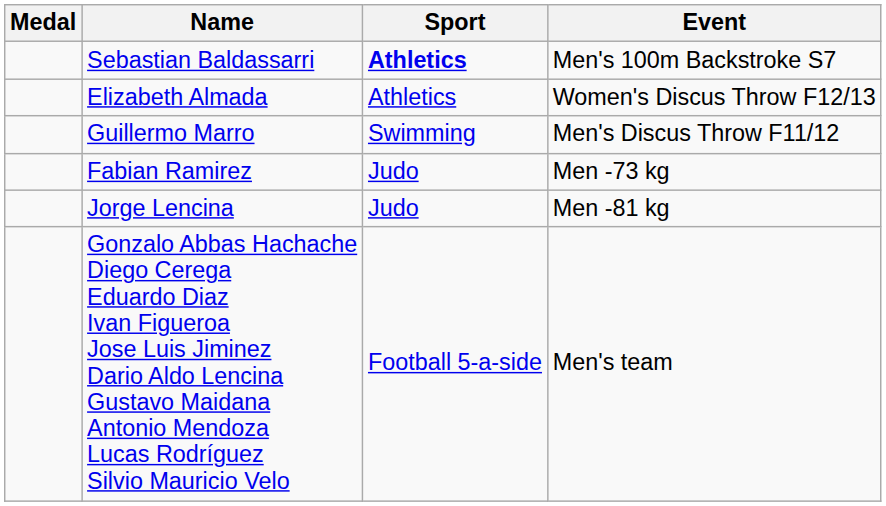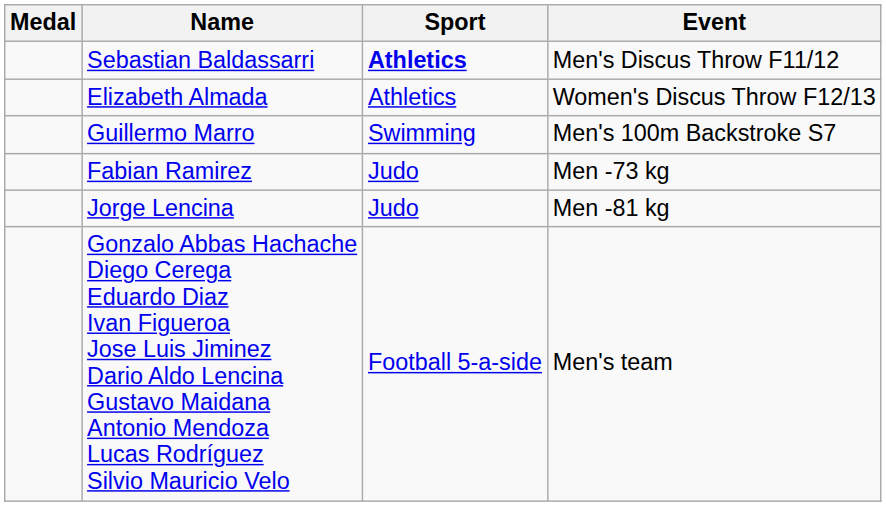(695, 60) Men's 100m Backstroke S7 -> (696, 60) Men's Discus Throw F11/12
(696, 134) Men's Discus Throw F11/12 -> (695, 134) Men's 100m Backstroke S7
